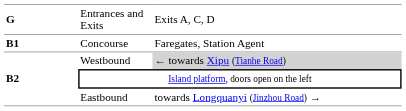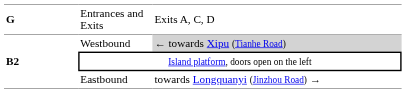- row: (104, 43)
